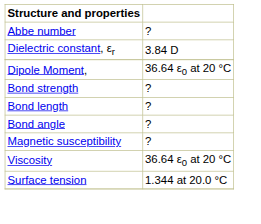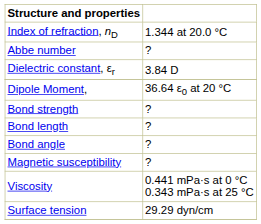+ row: (63, 32)
(188, 161) 36.64 ε0 at 20 °C -> (199, 186) 0.441 mPa·s at 0 °C 0.343 mPa·s at 25 °C
(186, 179) 1.344 at 20.0 °C -> (179, 210) 29.29 dyn/cm
